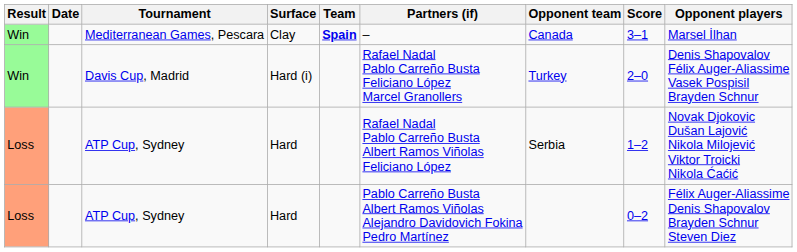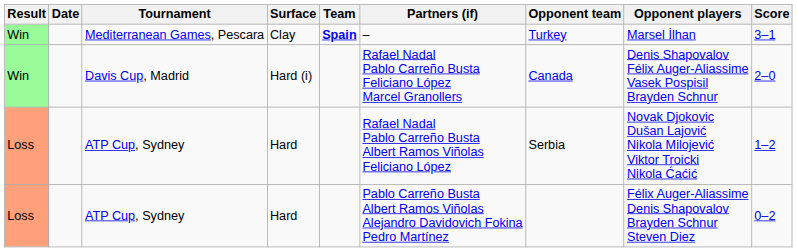columns swapped: (729, 14) <-> (645, 14)
(551, 34) Canada -> (548, 34) Turkey
(548, 75) Turkey -> (551, 75) Canada
